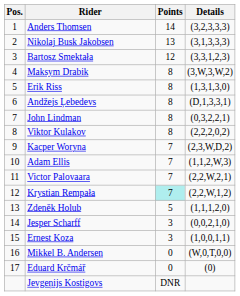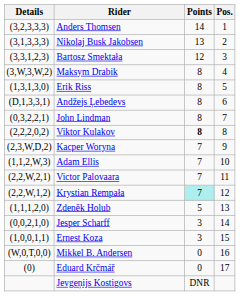columns swapped: (15, 11) <-> (210, 11)
(170, 132) normal -> (199, 132) bold
